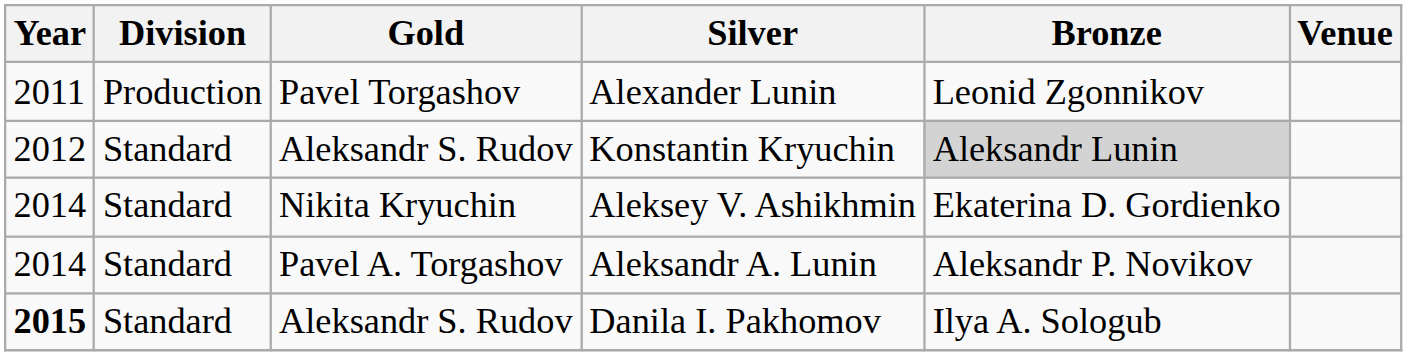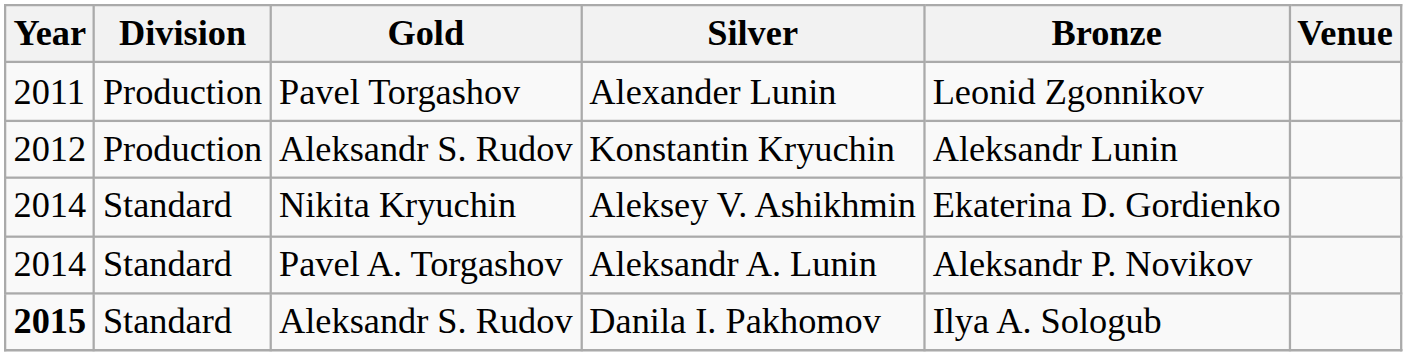(167, 148) Standard -> (183, 148) Production
(1055, 148) lightgrey background -> (1055, 148) no background
